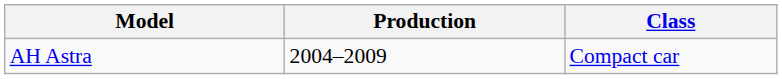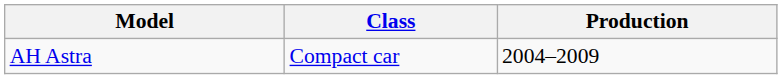columns swapped: (671, 21) <-> (425, 21)
